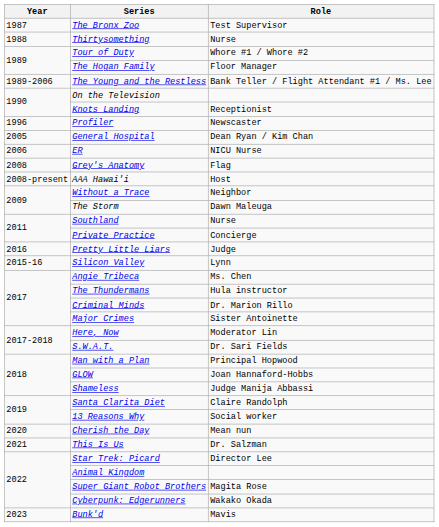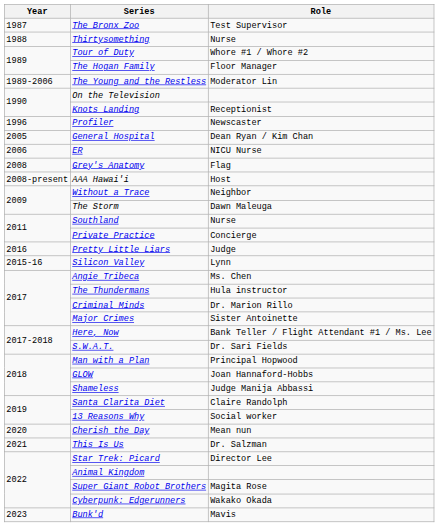(321, 81) Bank Teller / Flight Attendant #1 / Ms. Lee -> (244, 81) Moderator Lin
(244, 333) Moderator Lin -> (321, 333) Bank Teller / Flight Attendant #1 / Ms. Lee
